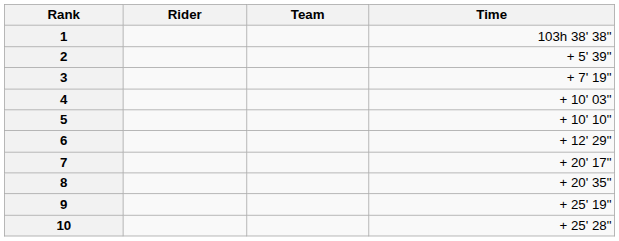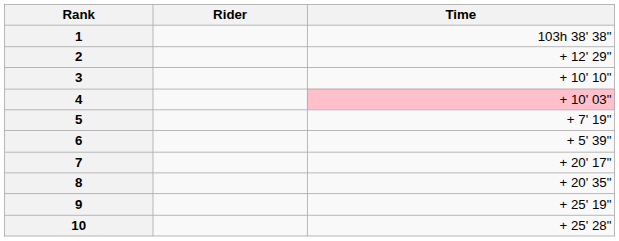- column: (308, 15)
(589, 57) + 5' 39" -> (585, 57) + 12' 29"
(589, 78) + 7' 19" -> (585, 78) + 10' 10"
(585, 99) no background -> (585, 99) pink background
(585, 120) + 10' 10" -> (589, 120) + 7' 19"
(585, 141) + 12' 29" -> (589, 141) + 5' 39"
